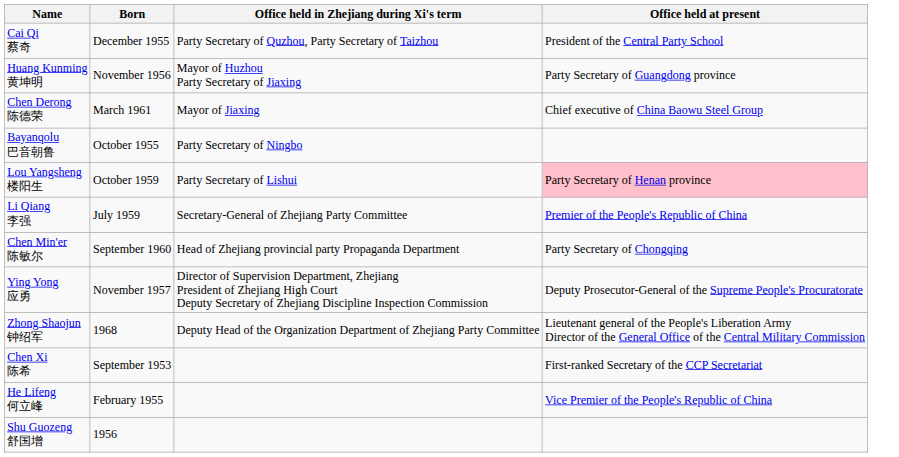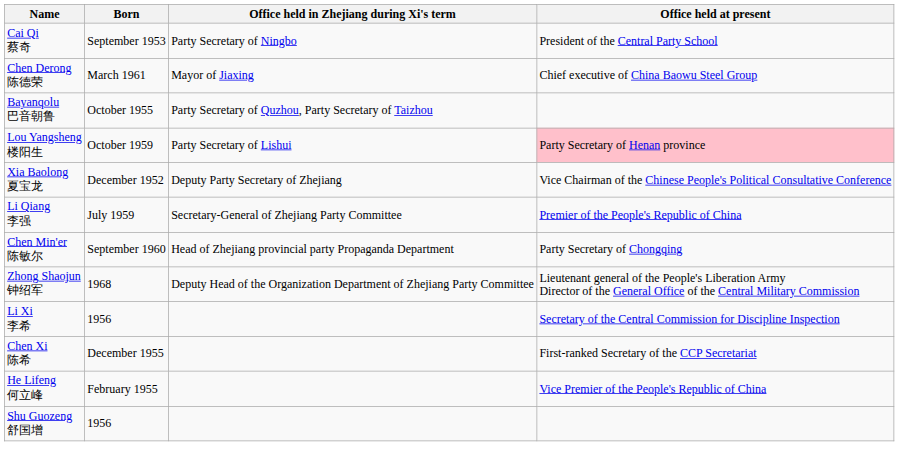(131, 40) December 1955 -> (127, 40) September 1953
(308, 40) Party Secretary of Quzhou, Party Secretary of Taizhou -> (234, 40) Party Secretary of Ningbo
- row: (47, 74)
(240, 145) Party Secretary of Ningbo -> (302, 110) Party Secretary of Quzhou, Party Secretary of Taizhou
+ row: (38, 179)
- row: (33, 289)
+ row: (20, 318)
(132, 365) September 1953 -> (125, 353) December 1955
